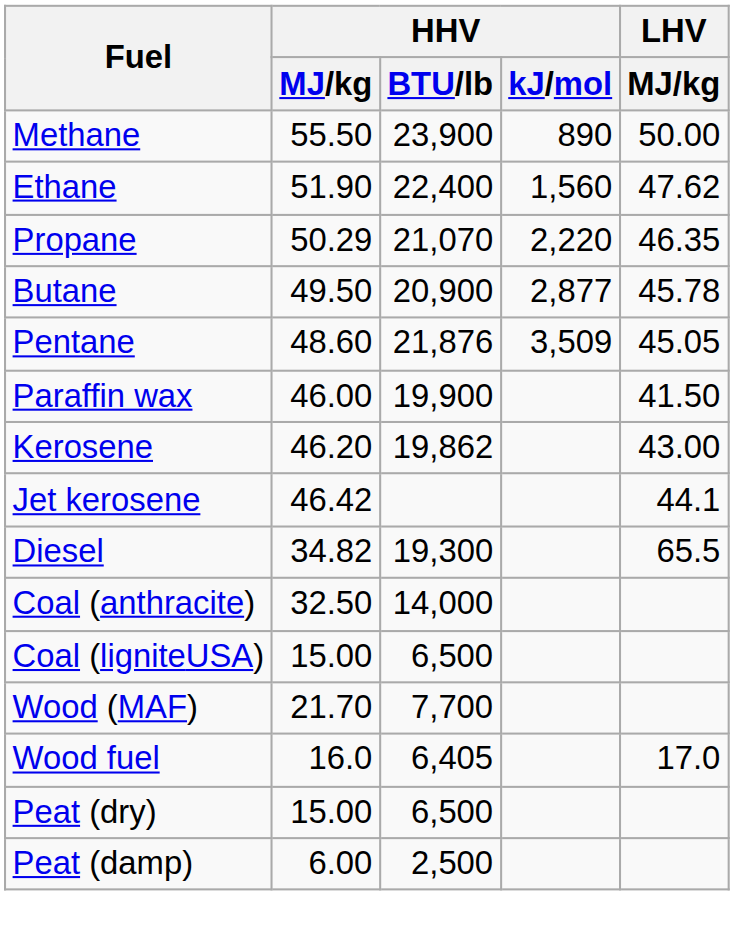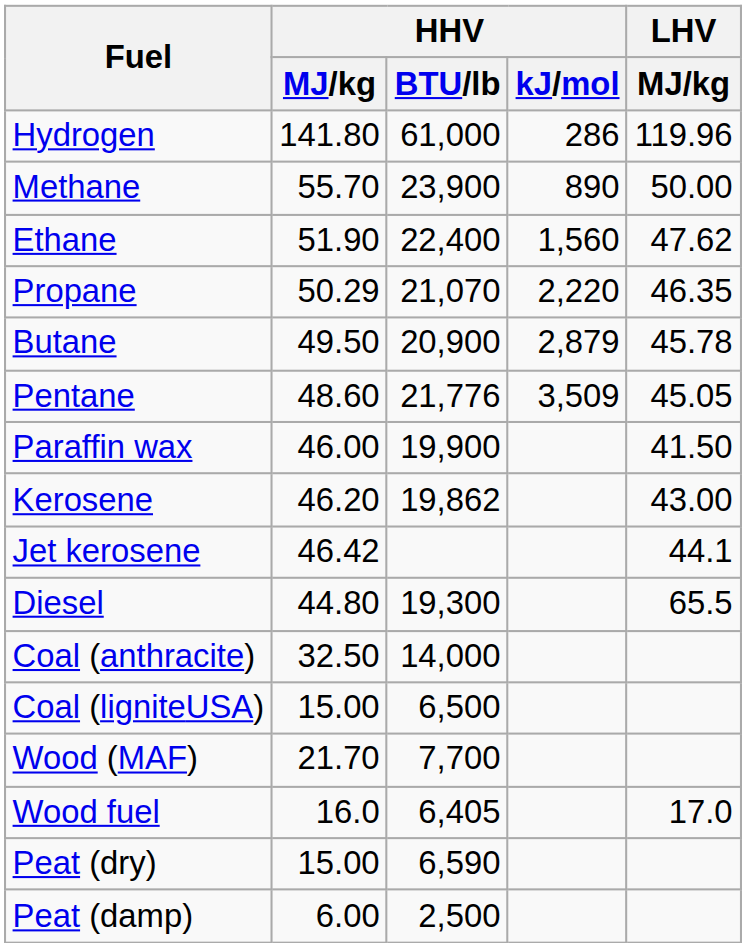+ row: (84, 135)
(331, 135) 55.50 -> (339, 187) 55.70
(571, 291) 2,877 -> (578, 343) 2,879
(443, 343) 21,876 -> (450, 395) 21,776
(331, 551) 34.82 -> (339, 603) 44.80
(452, 811) 6,500 -> (459, 863) 6,590
